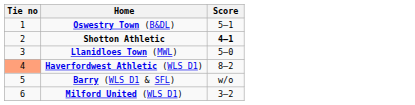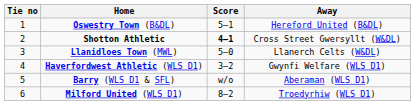+ column: (327, 11)
(23, 66) lightsalmon background -> (23, 66) no background
(226, 66) 8–2 -> (226, 66) 3–2
(226, 94) 3–2 -> (226, 94) 8–2
